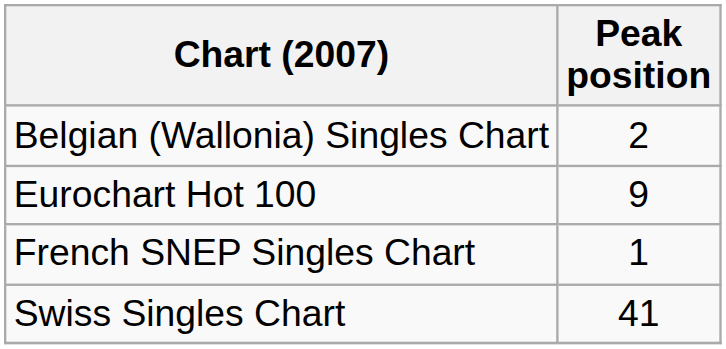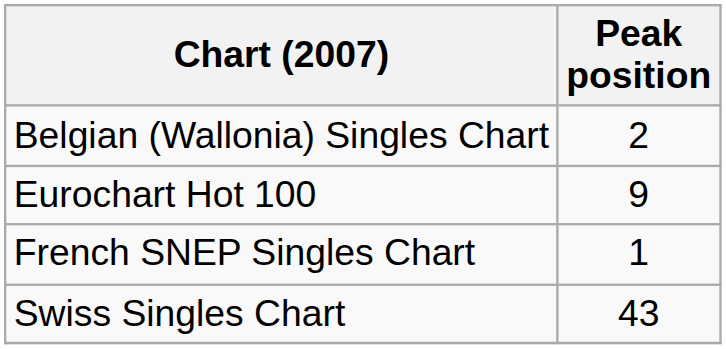(639, 312) 41 -> (639, 312) 43
